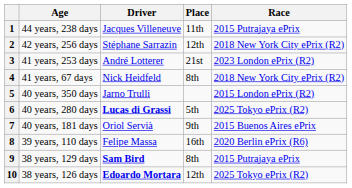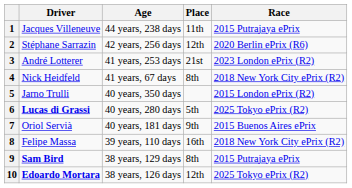columns swapped: (142, 12) <-> (60, 12)
(279, 45) 2018 New York City ePrix (R2) -> (261, 45) 2020 Berlin ePrix (R6)
(261, 142) 2020 Berlin ePrix (R6) -> (279, 142) 2018 New York City ePrix (R2)
